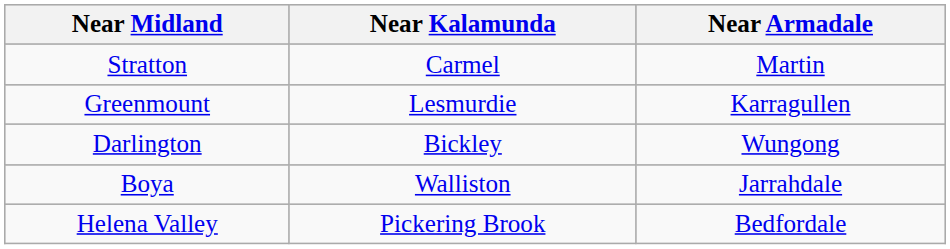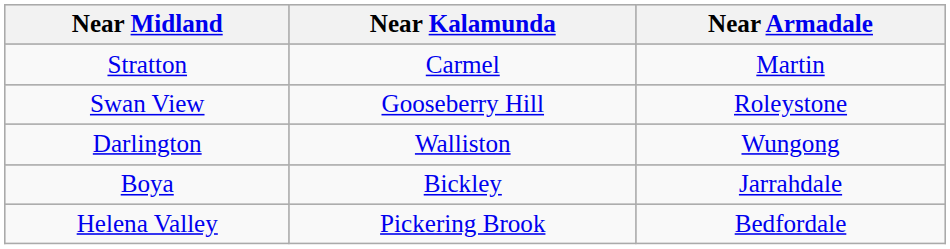+ row: (147, 104)
- row: (147, 104)
(463, 143) Bickley -> (463, 143) Walliston
(463, 183) Walliston -> (463, 183) Bickley
